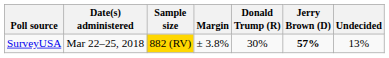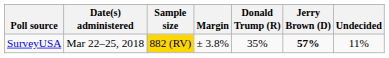(257, 43) 30% -> (257, 43) 35%
(359, 43) 13% -> (359, 43) 11%
